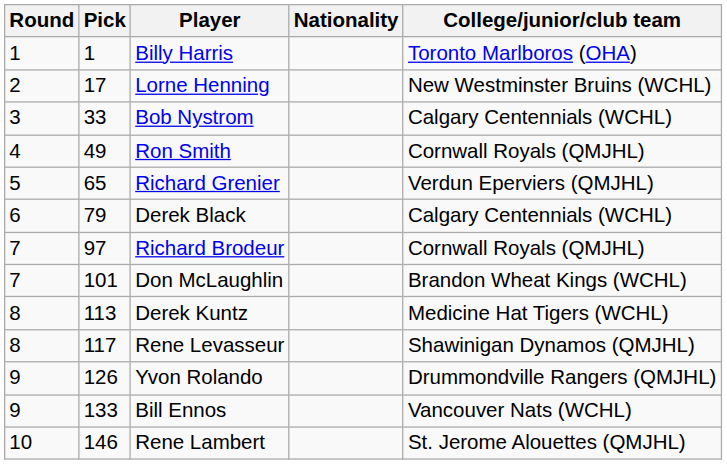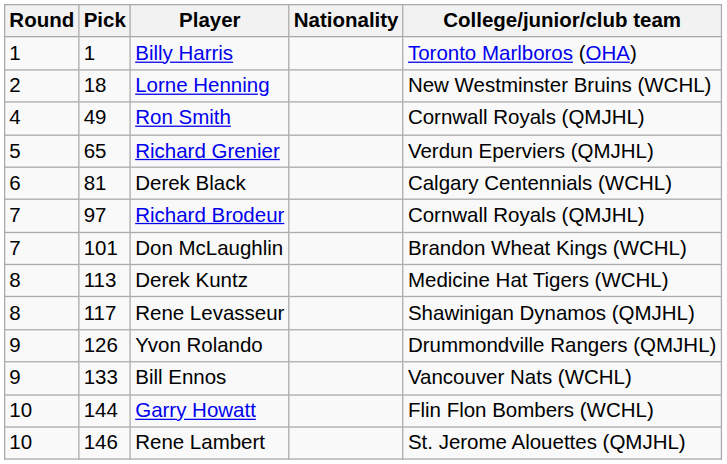(95, 85) 17 -> (95, 85) 18
- row: (194, 118)
(95, 215) 79 -> (95, 183) 81
+ row: (196, 410)
